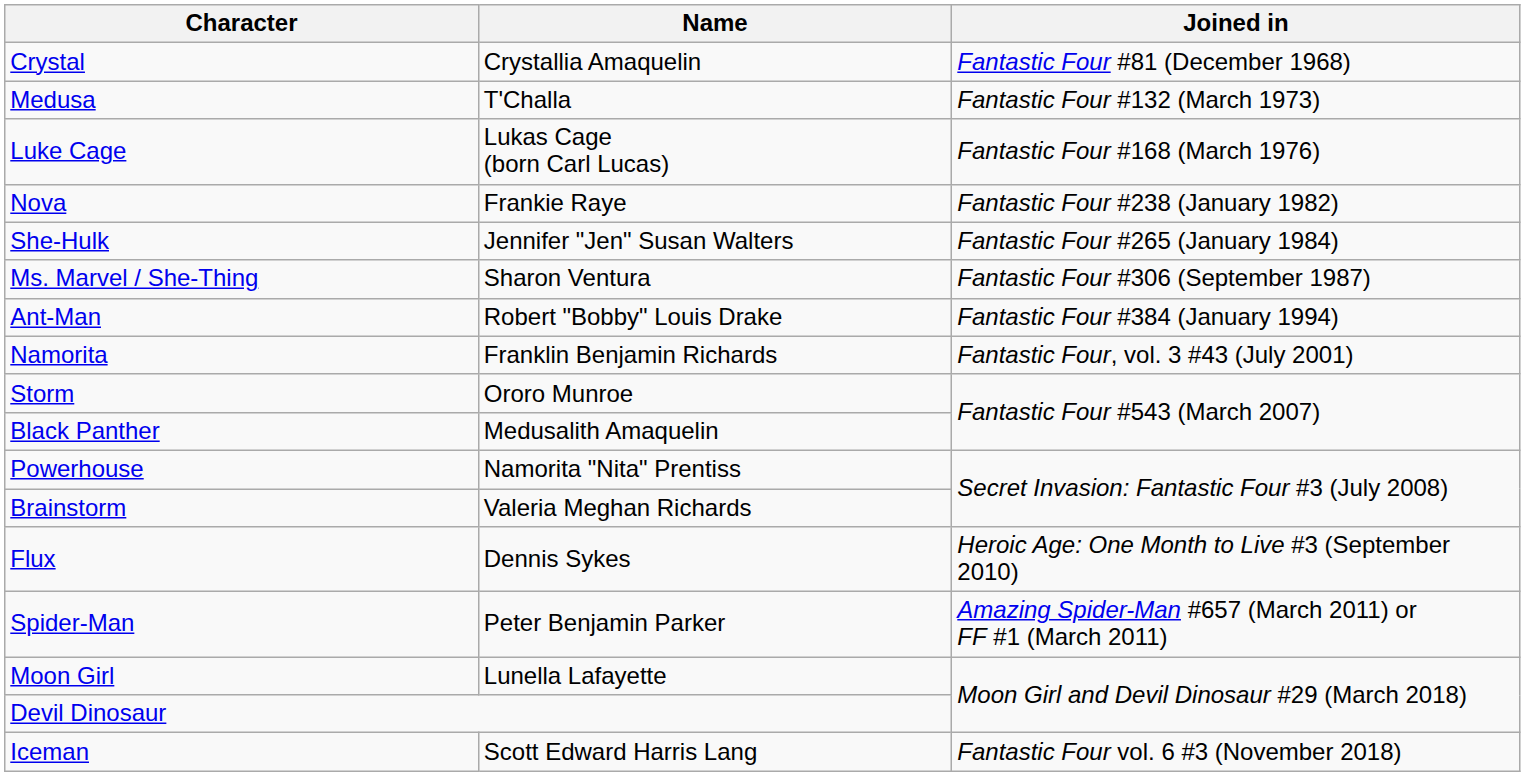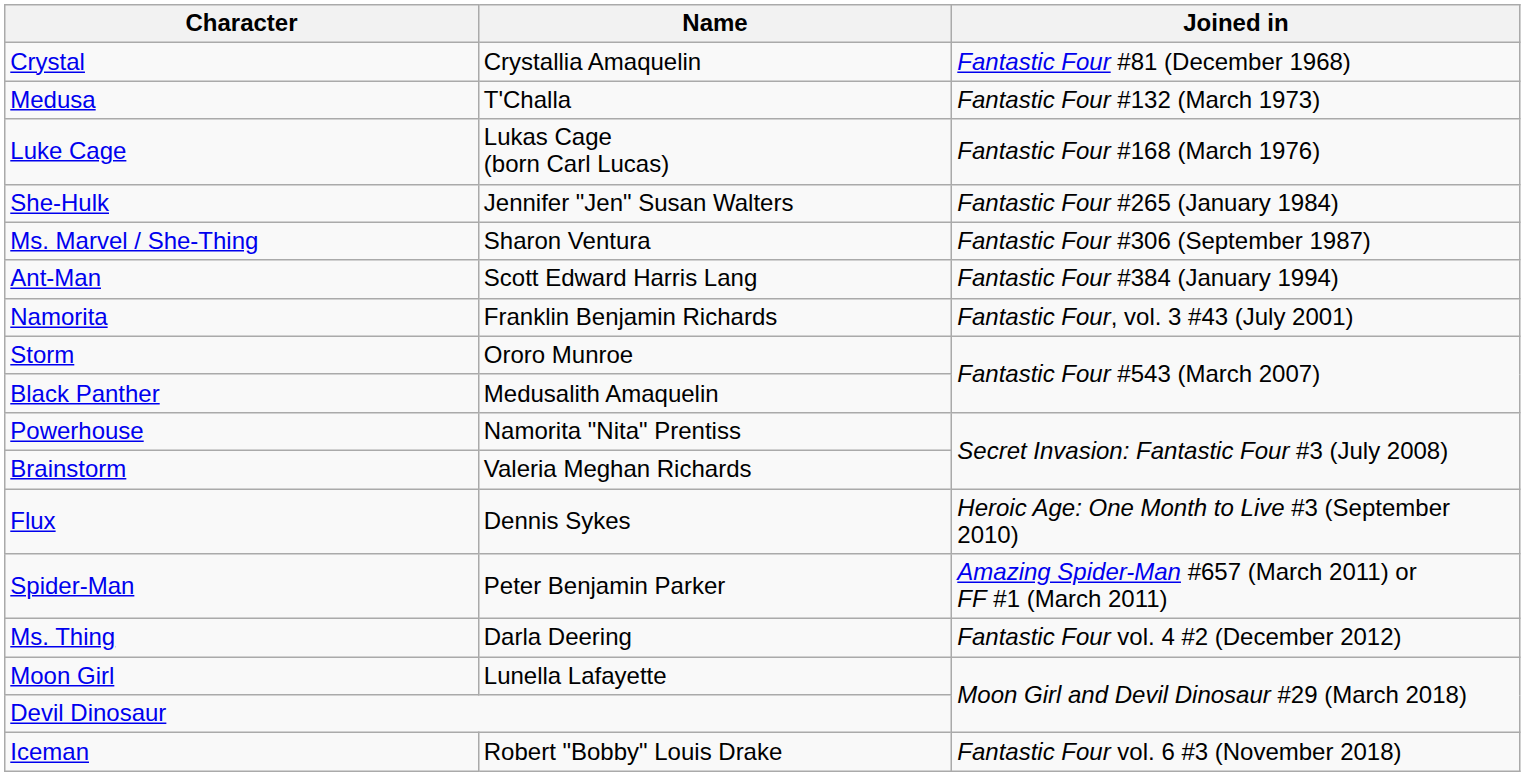- row: (38, 202)
(633, 316) Robert "Bobby" Louis Drake -> (621, 278) Scott Edward Harris Lang
+ row: (63, 637)
(621, 751) Scott Edward Harris Lang -> (633, 751) Robert "Bobby" Louis Drake
